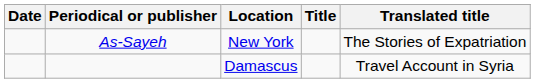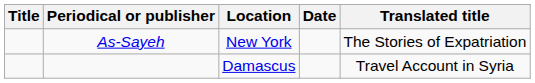columns swapped: (320, 16) <-> (25, 16)
